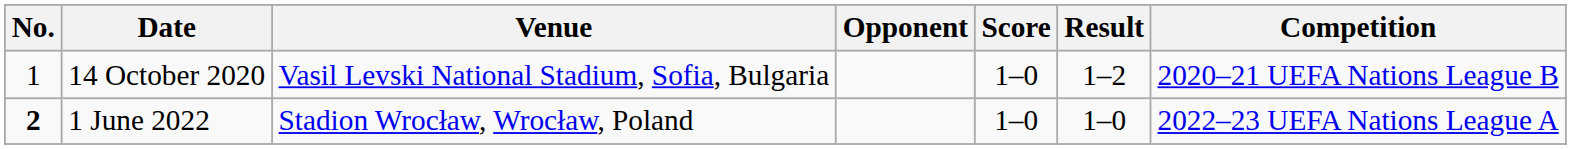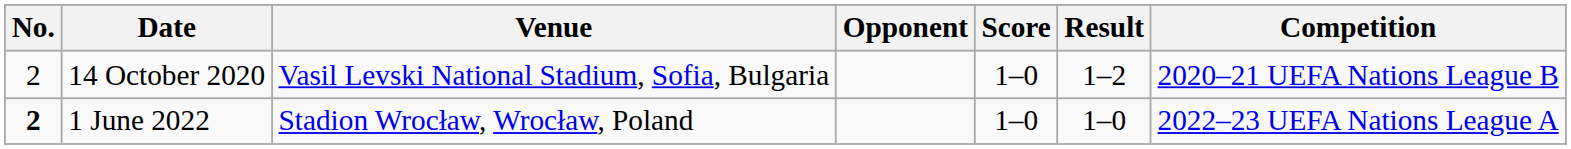(33, 74) 1 -> (33, 74) 2
